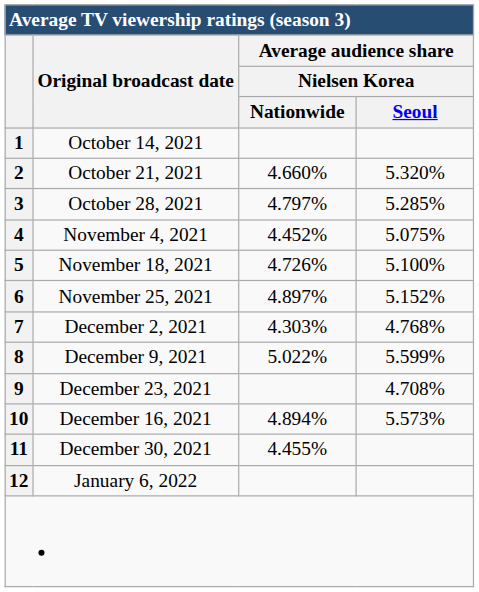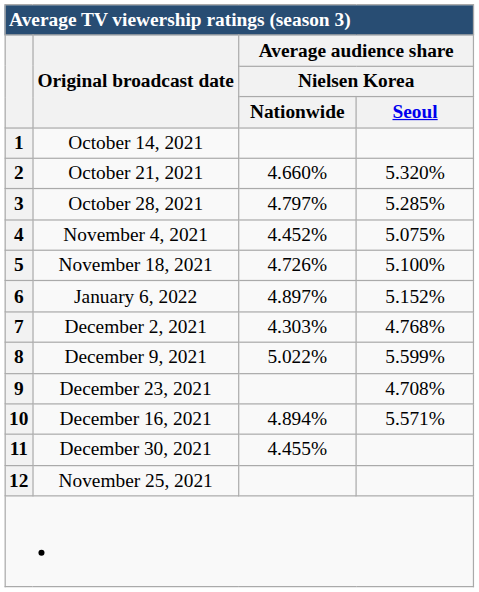(136, 296) November 25, 2021 -> (136, 296) January 6, 2022
(415, 419) 5.573% -> (415, 419) 5.571%
(136, 480) January 6, 2022 -> (136, 480) November 25, 2021
